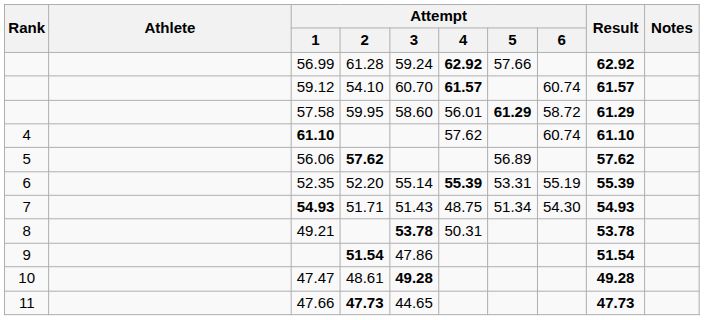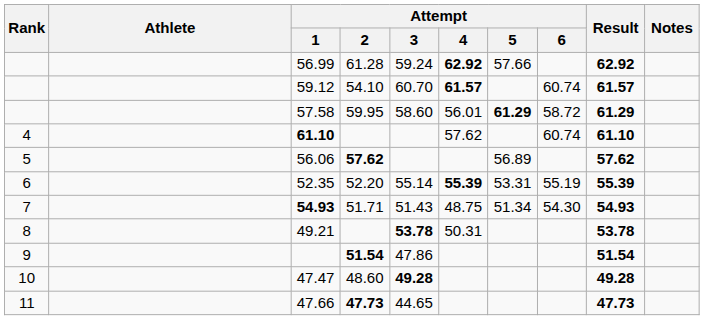(365, 278) 48.61 -> (365, 278) 48.60
